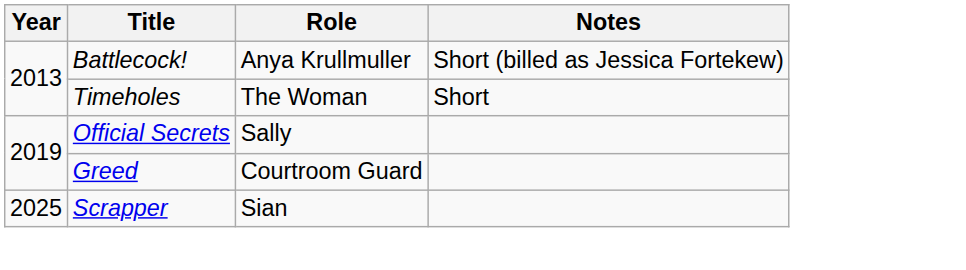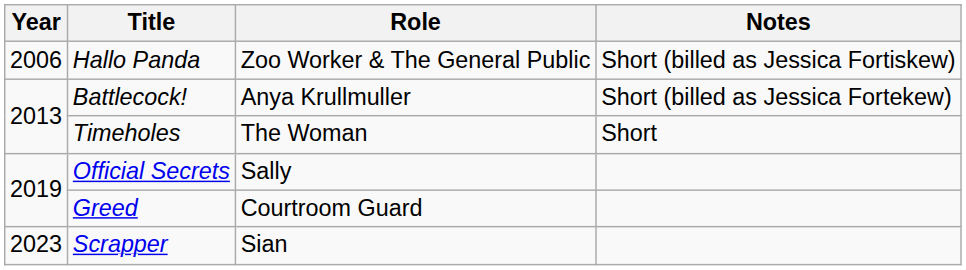+ row: (136, 60)
(36, 208) 2025 -> (36, 245) 2023
